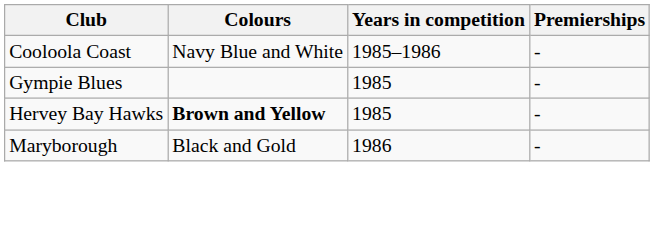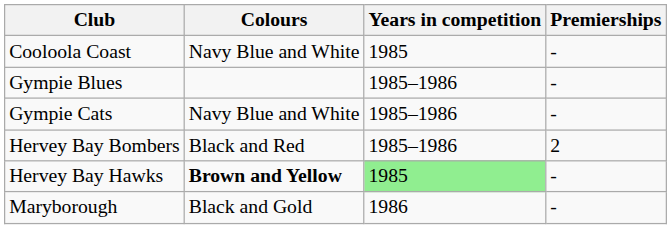(396, 51) 1985–1986 -> (388, 51) 1985
(372, 82) 1985 -> (413, 82) 1985–1986
+ row: (61, 113)
+ row: (94, 144)
(372, 113) no background -> (388, 176) lightgreen background
